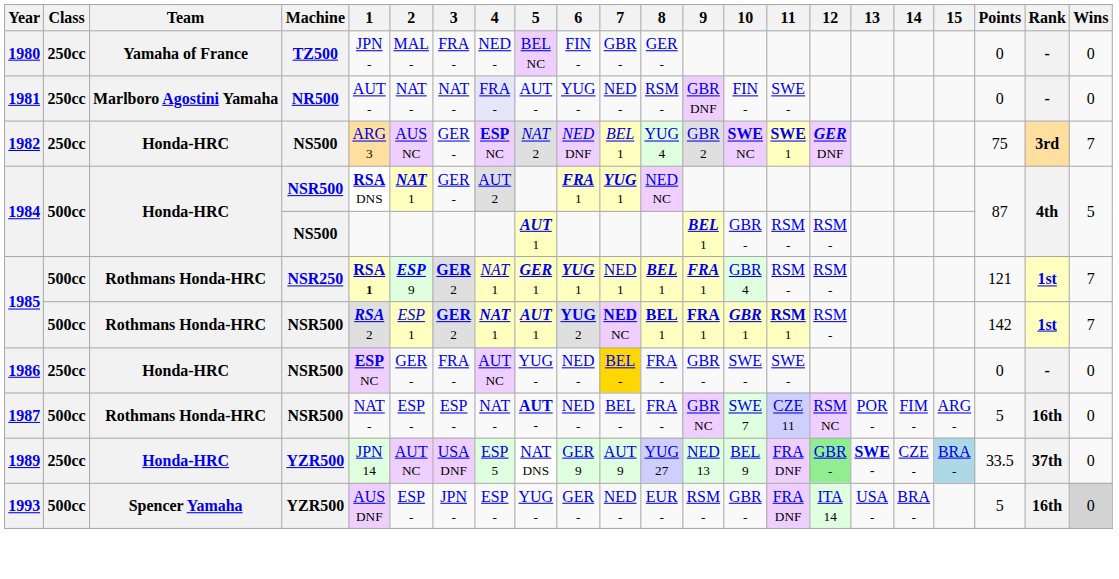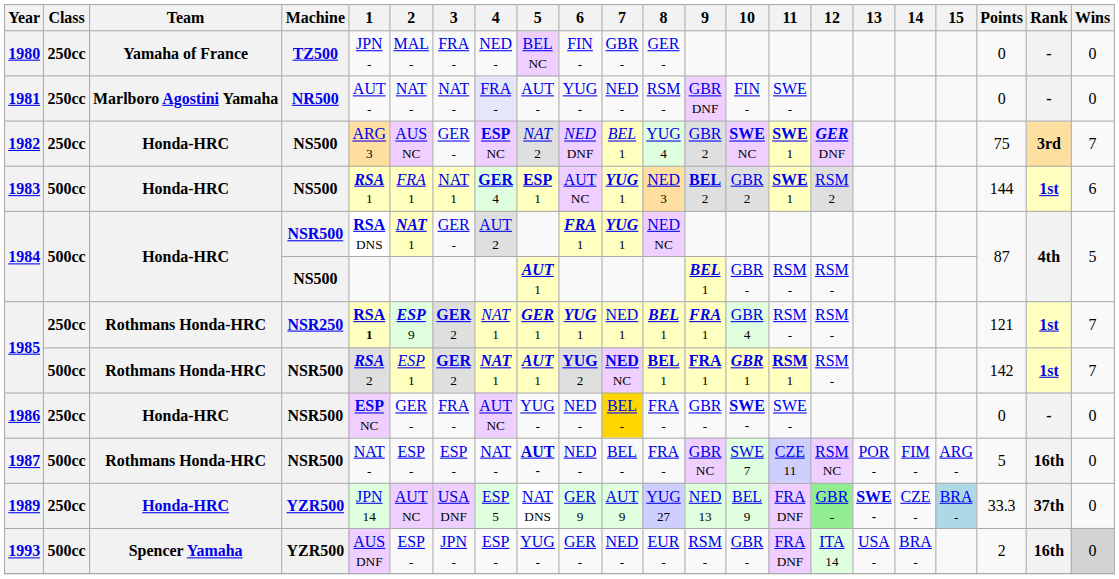+ row: (24, 189)
(67, 279) 500cc -> (67, 324) 250cc
(745, 370) normal -> (747, 415) bold
(1000, 460) 33.5 -> (1002, 505) 33.3
(1000, 505) 5 -> (1002, 550) 2
